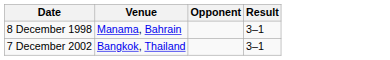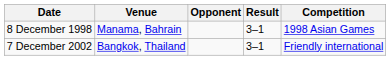+ column: (334, 13)
